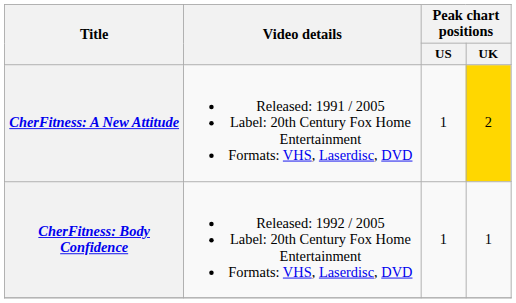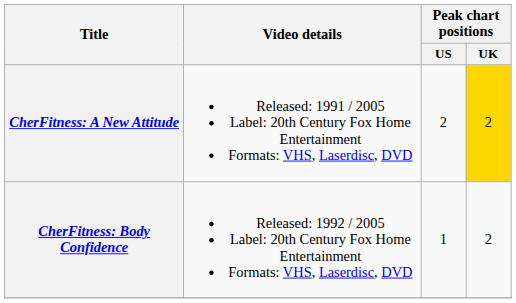(443, 123) 1 -> (443, 123) 2
(488, 239) 1 -> (488, 239) 2
